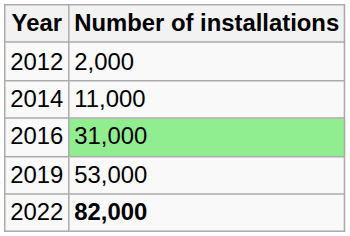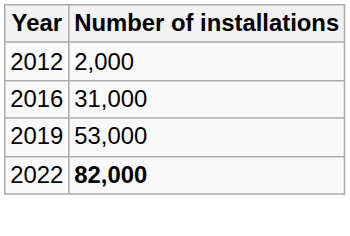- row: (37, 99)
(111, 136) lightgreen background -> (111, 99) no background
